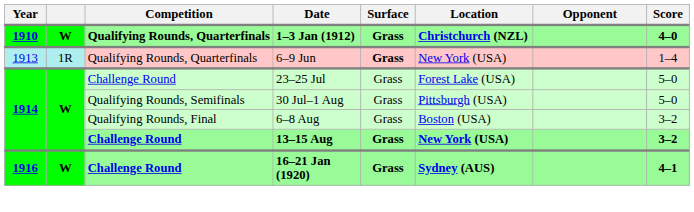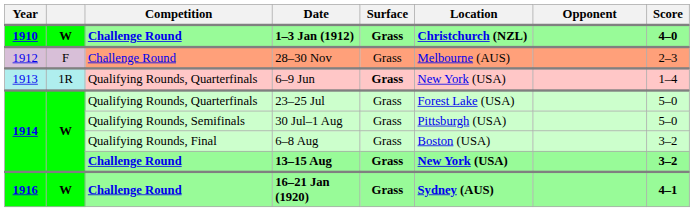(179, 36) Qualifying Rounds, Quarterfinals -> (135, 36) Challenge Round
+ row: (303, 57)
(132, 79) Challenge Round -> (173, 101) Qualifying Rounds, Quarterfinals
